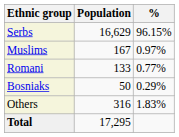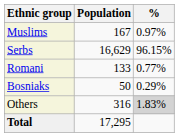rows swapped: (20, 31) <-> (27, 50)
(151, 104) no background -> (151, 104) lightgrey background
